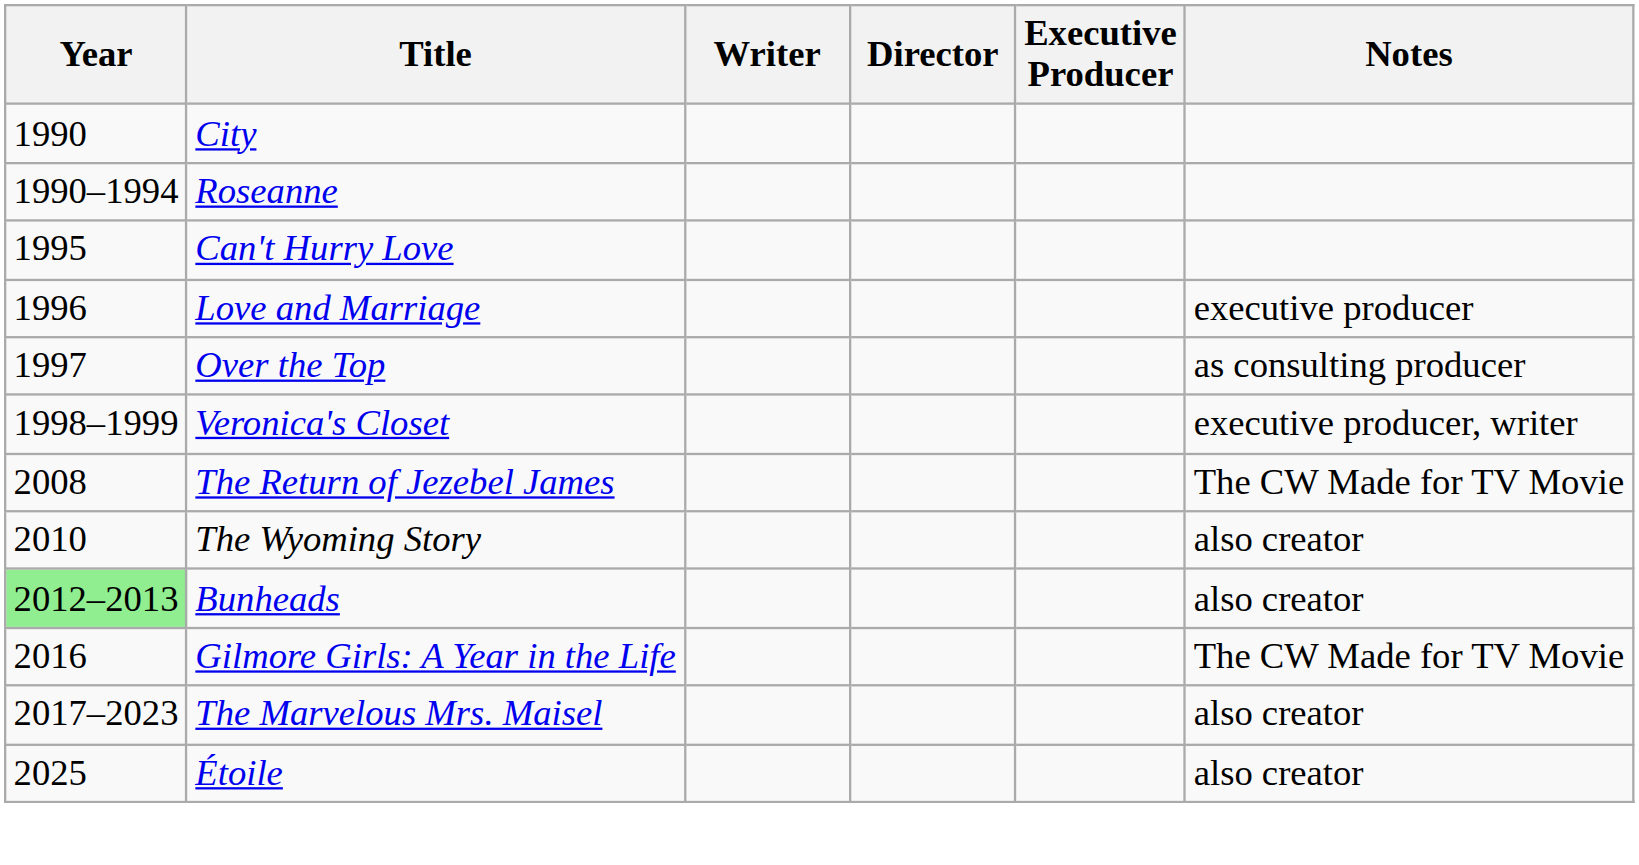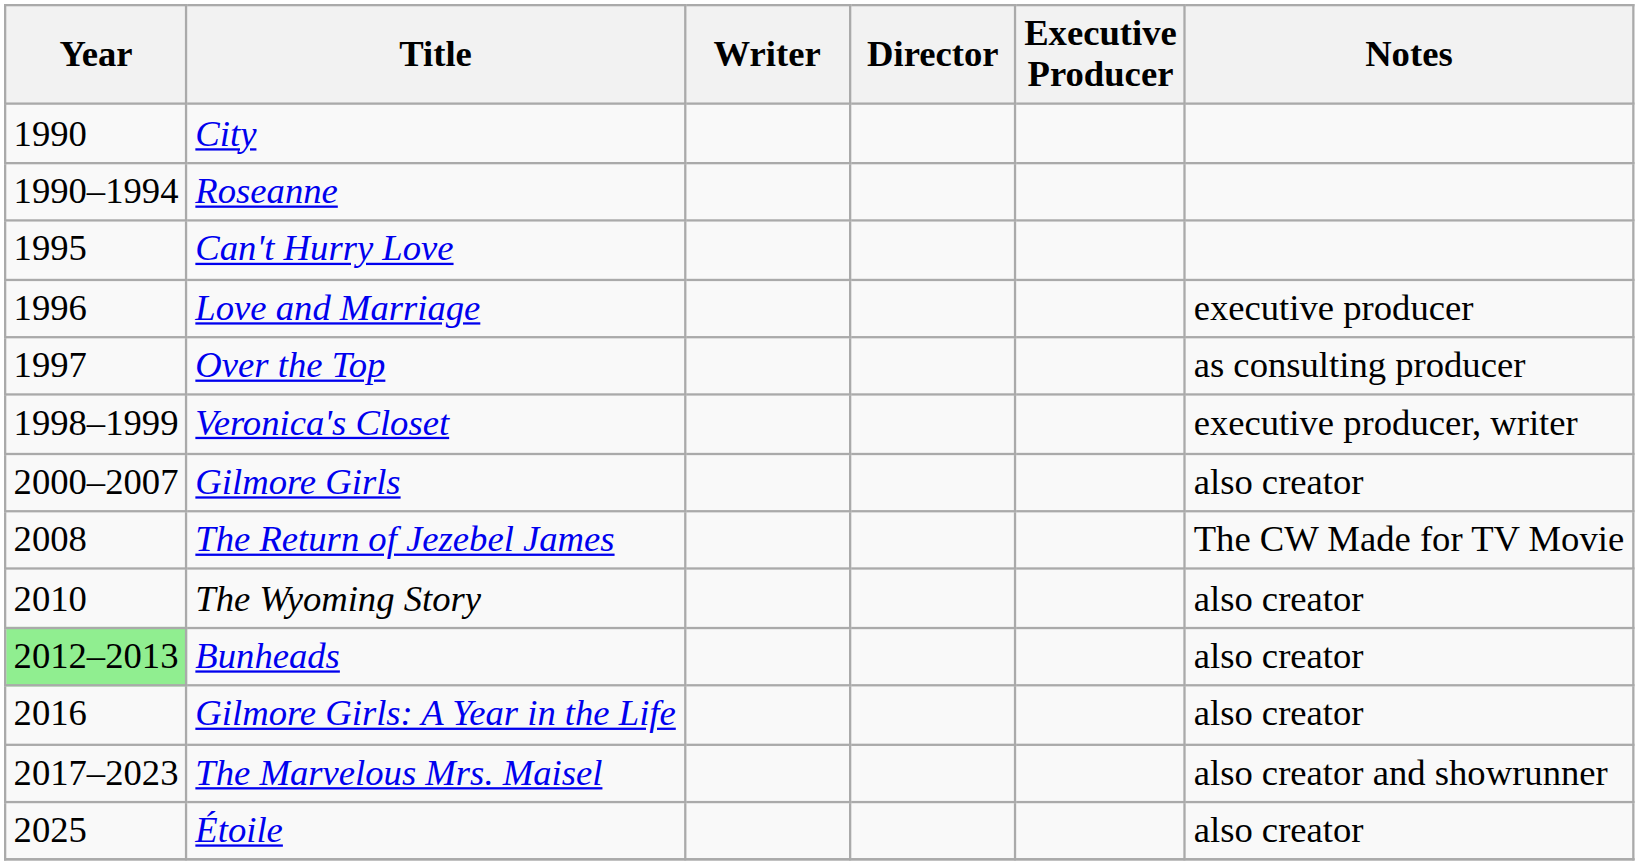+ row: (298, 481)
(1409, 655) The CW Made for TV Movie -> (1279, 713) also creator
(1279, 713) also creator -> (1401, 772) also creator and showrunner
